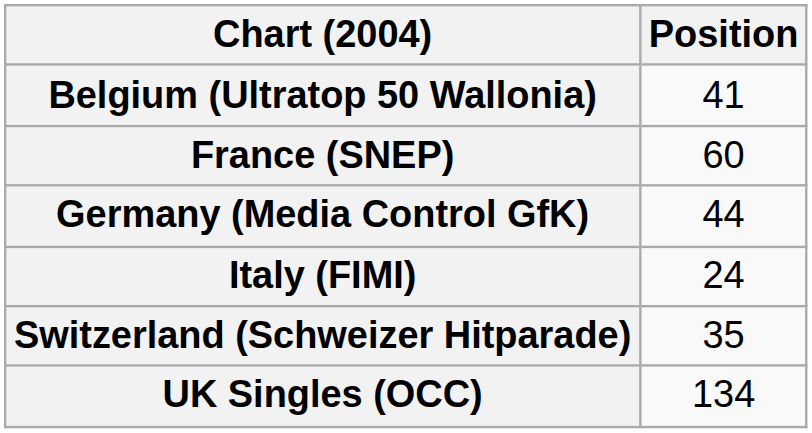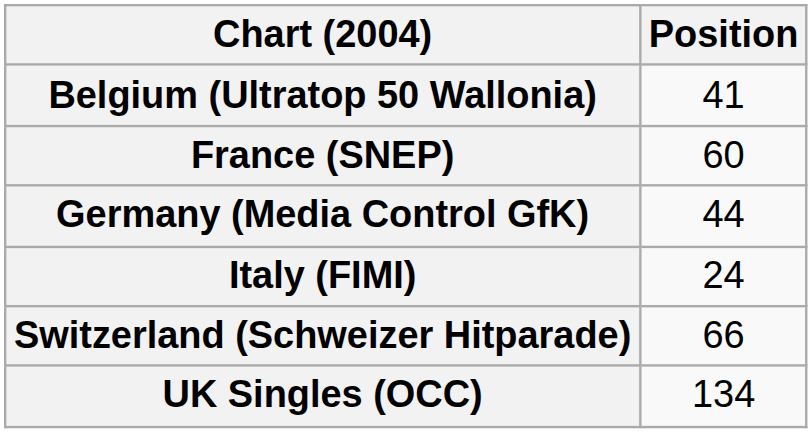(724, 335) 35 -> (724, 335) 66
